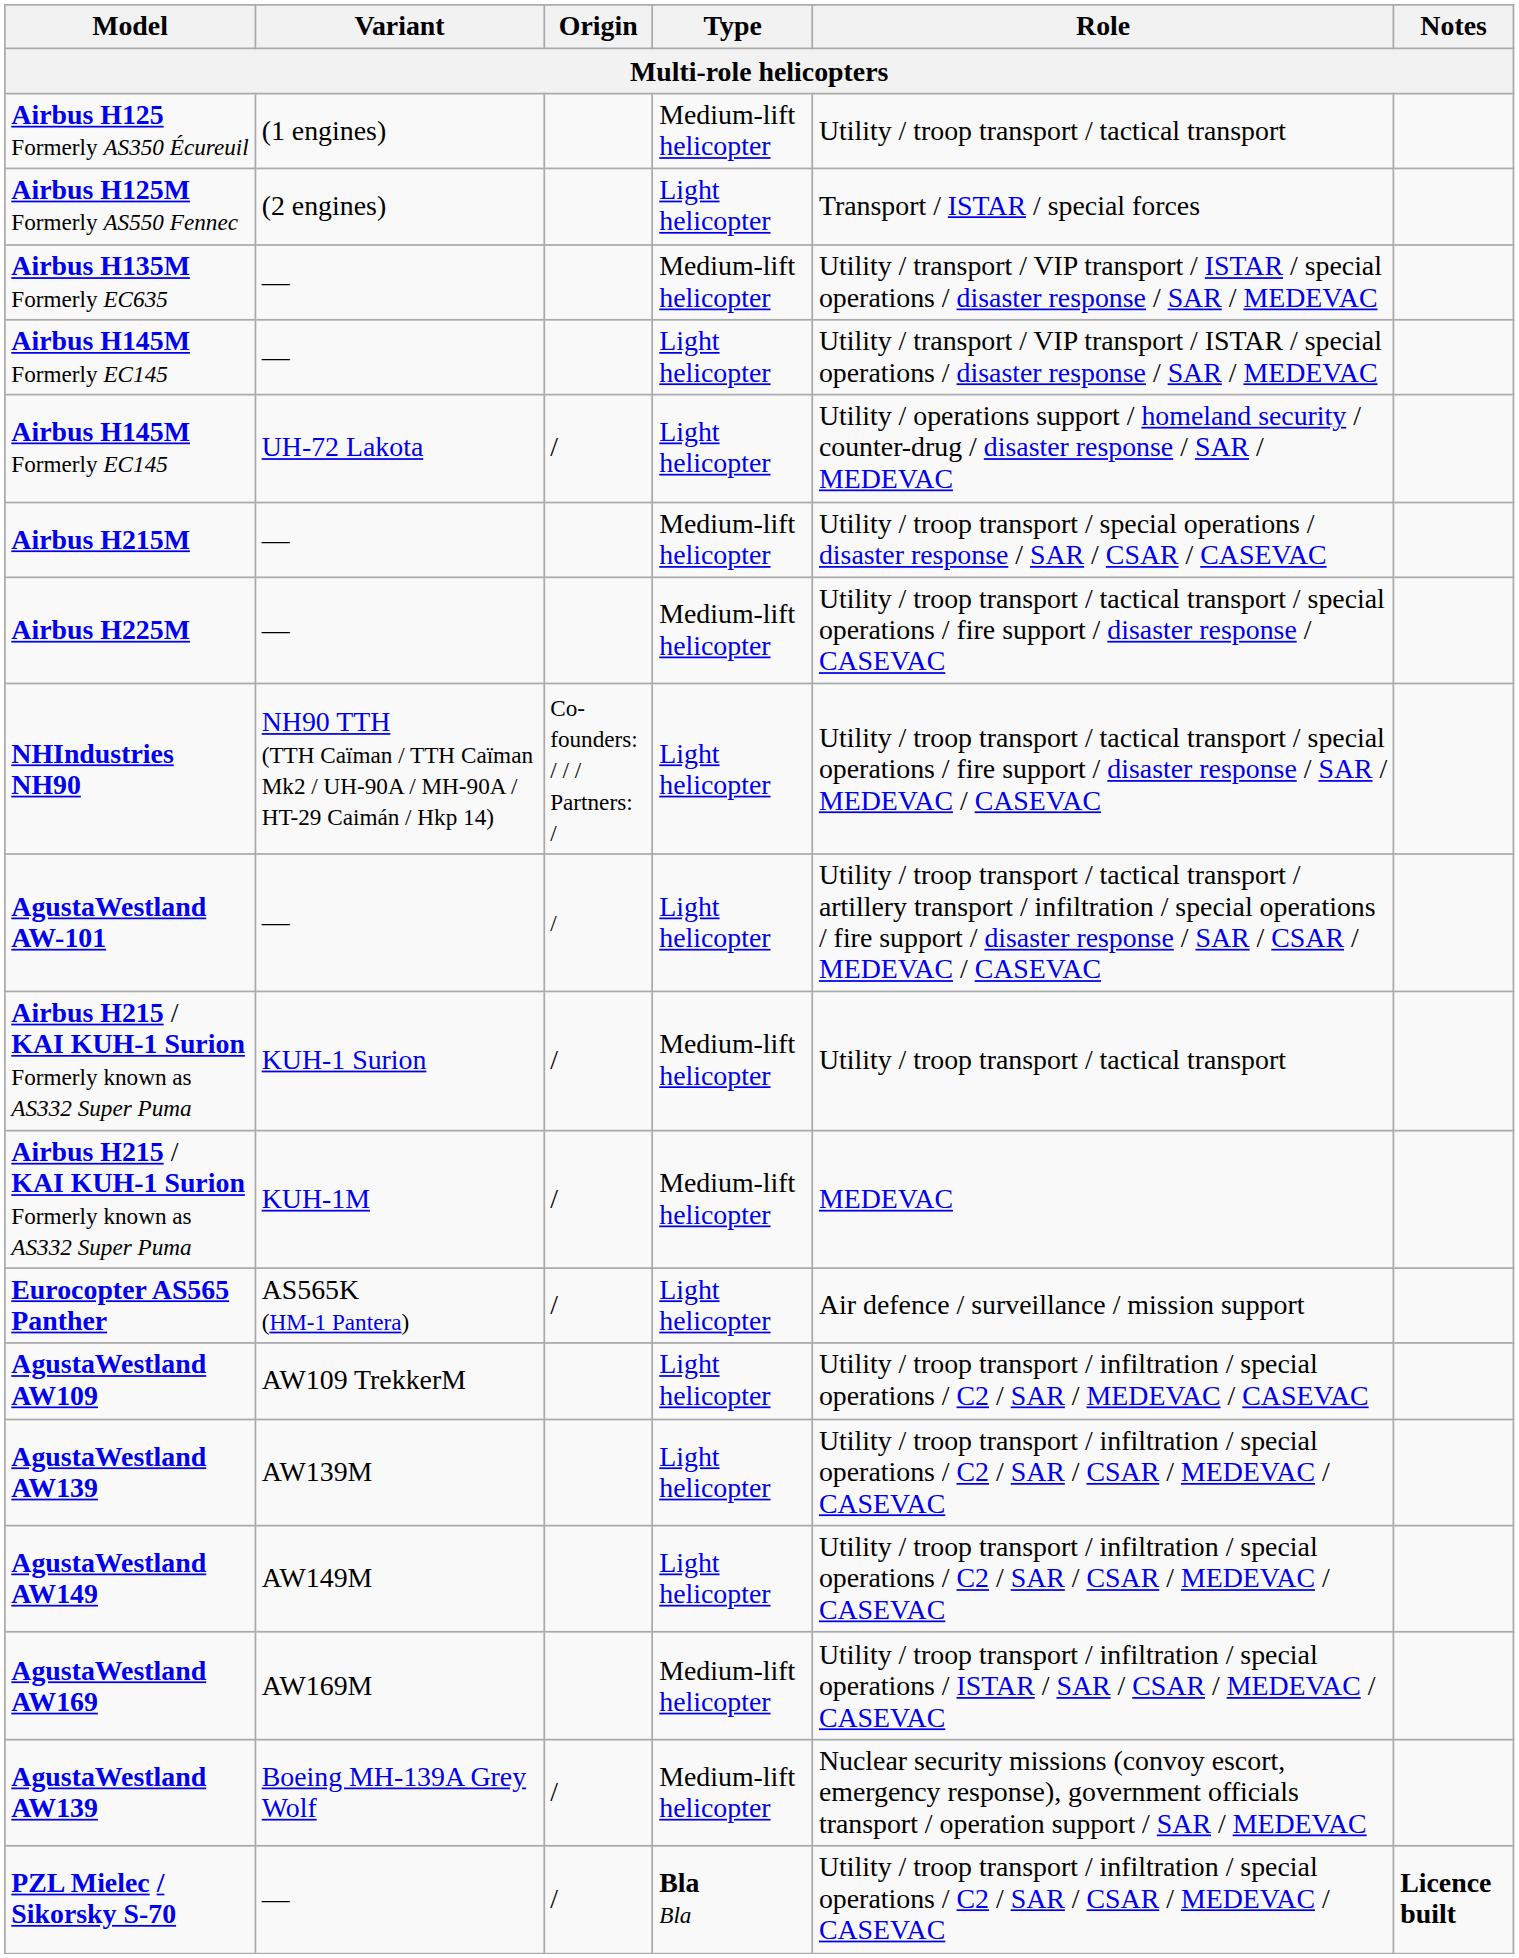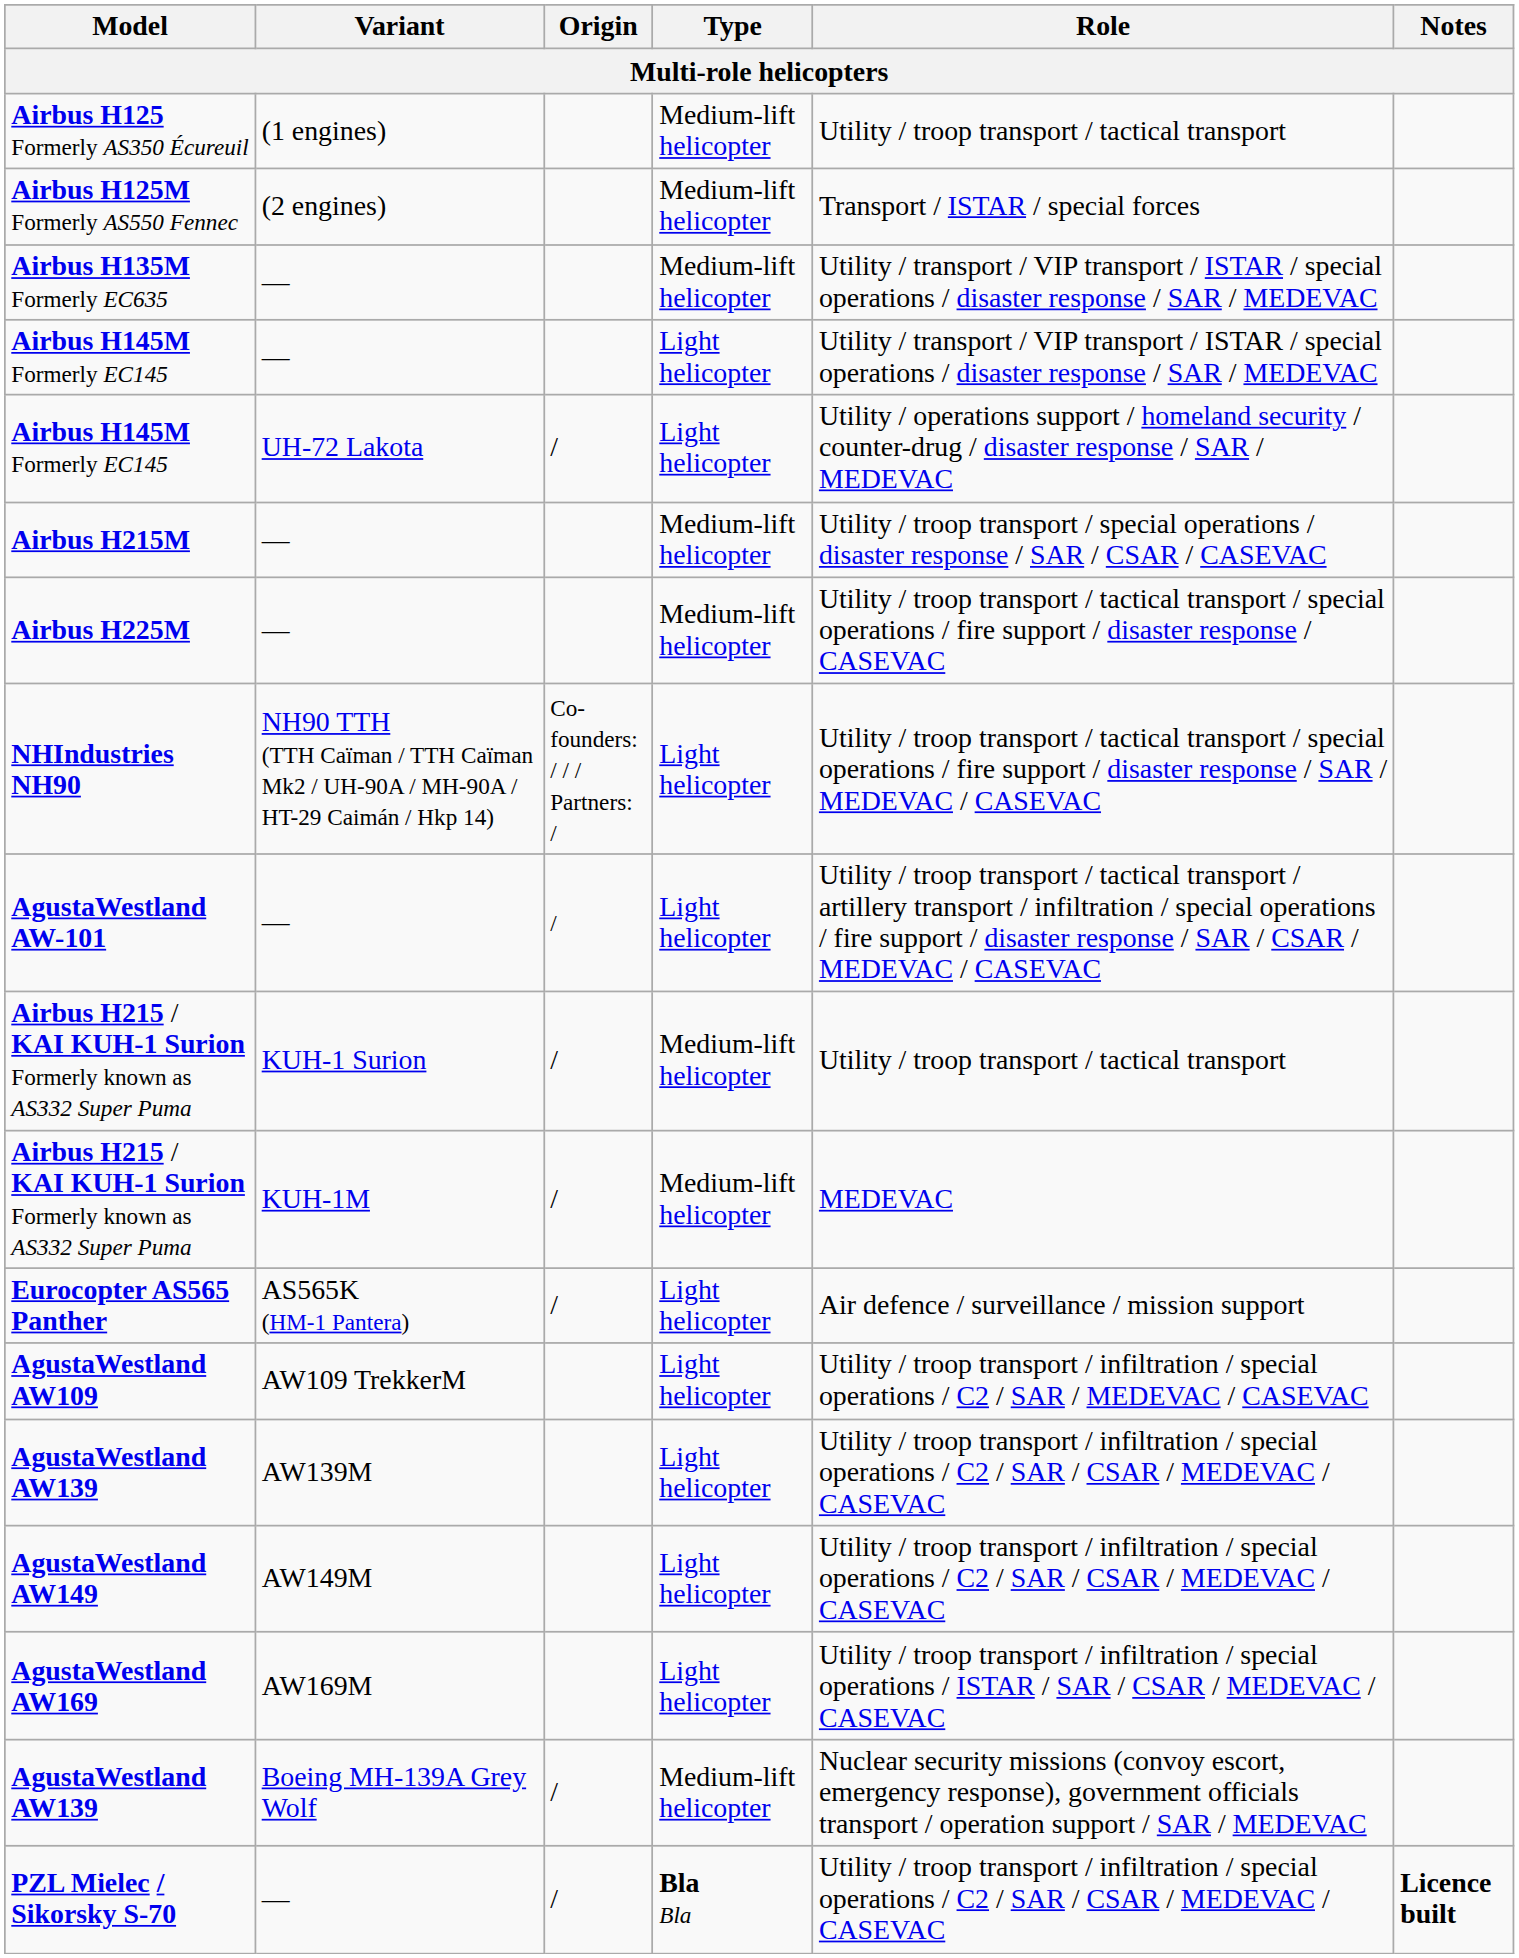(715, 206) Light helicopter -> (727, 206) Medium-lift helicopter
(727, 1685) Medium-lift helicopter -> (715, 1685) Light helicopter
